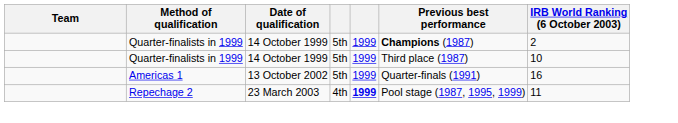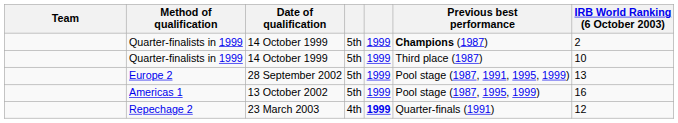+ row: (151, 76)
(431, 76) Quarter-finals (1991) -> (468, 93) Pool stage (1987, 1995, 1999)
(453, 93) Pool stage (1987, 1995, 1999) -> (445, 110) Quarter-finals (1991)
(536, 93) 11 -> (580, 110) 12
